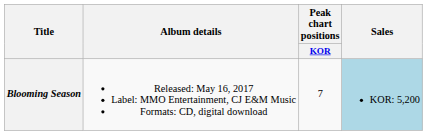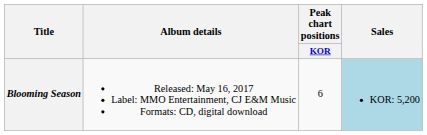(320, 94) 7 -> (320, 94) 6
